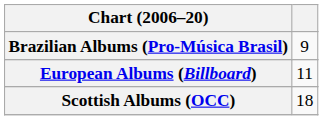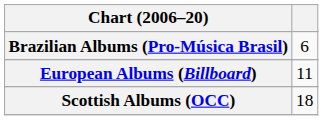(305, 45) 9 -> (305, 45) 6
